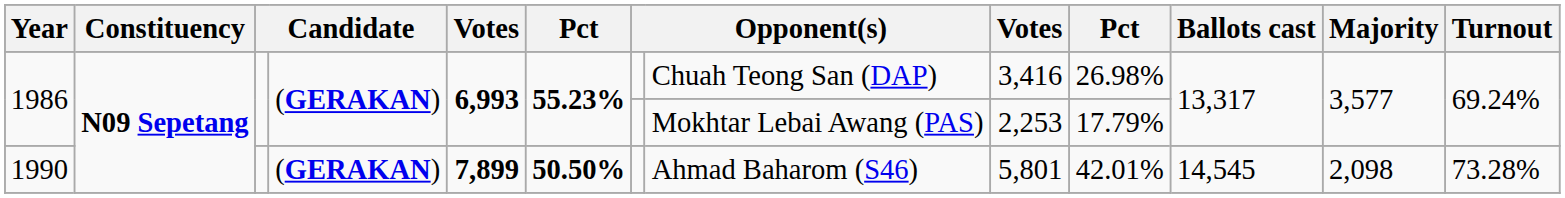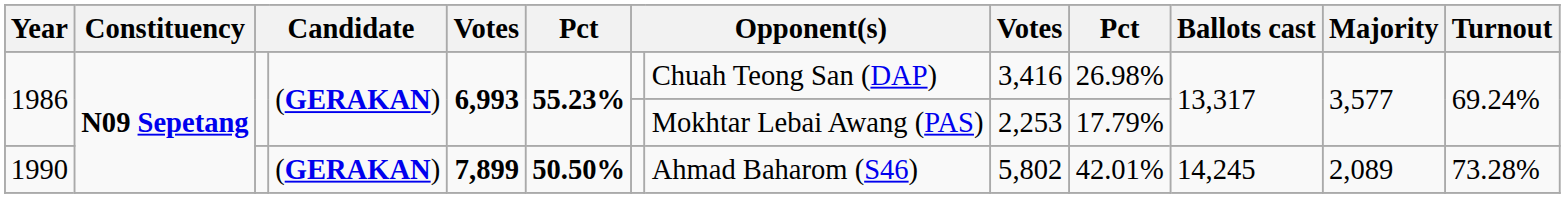(1030, 169) 5,801 -> (1030, 169) 5,802
(1216, 169) 14,545 -> (1216, 169) 14,245
(1361, 169) 2,098 -> (1361, 169) 2,089
